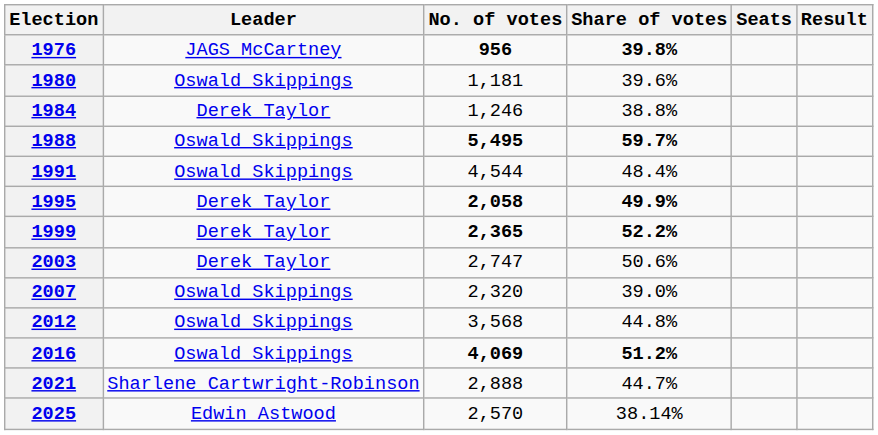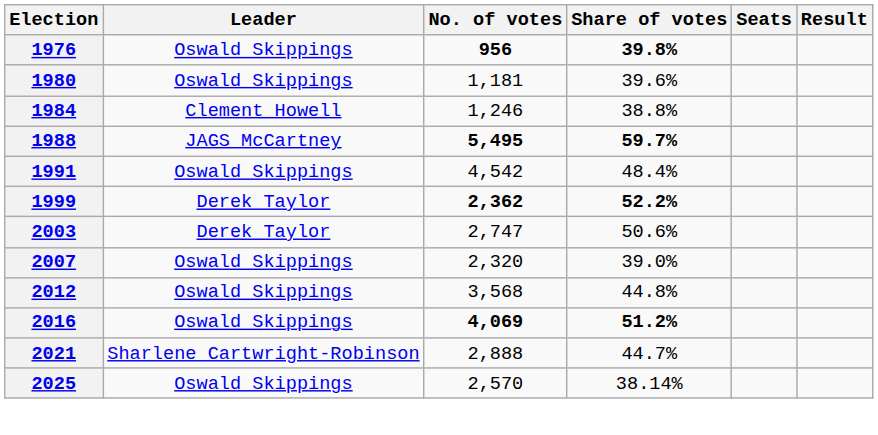(263, 50) JAGS McCartney -> (263, 50) Oswald Skippings
(263, 111) Derek Taylor -> (263, 111) Clement Howell
(263, 141) Oswald Skippings -> (263, 141) JAGS McCartney
(495, 171) 4,544 -> (495, 171) 4,542
- row: (54, 202)
(495, 232) 2,365 -> (495, 202) 2,362
(263, 414) Edwin Astwood -> (263, 383) Oswald Skippings
